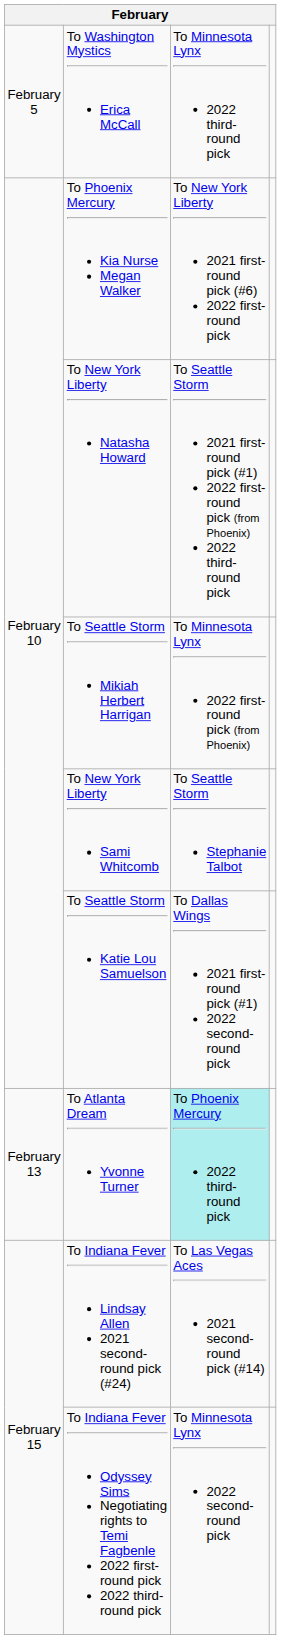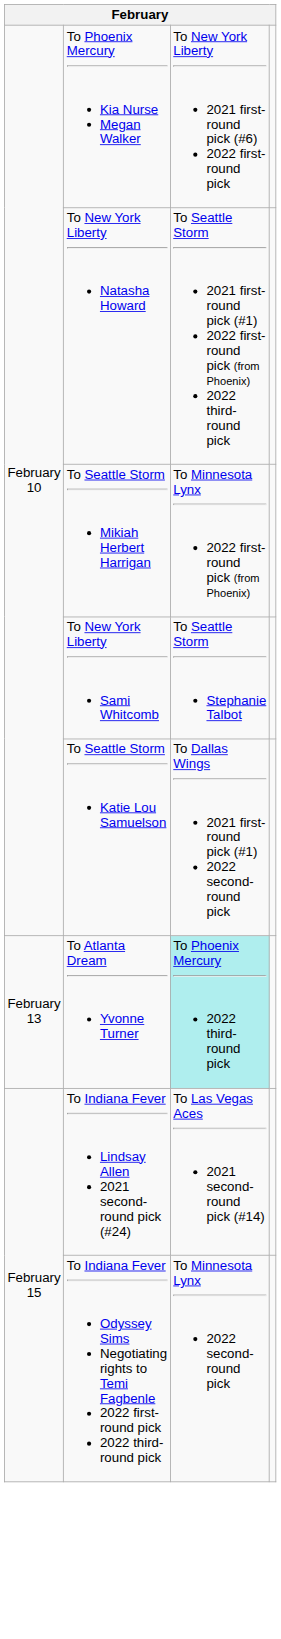- row: (117, 80)
